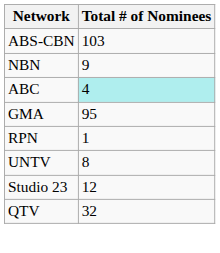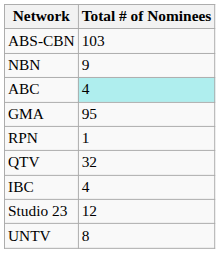rows swapped: (24, 211) <-> (29, 162)
+ row: (21, 187)
